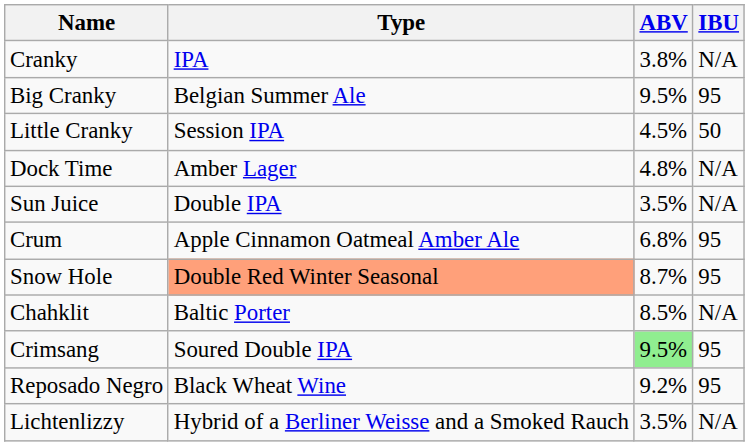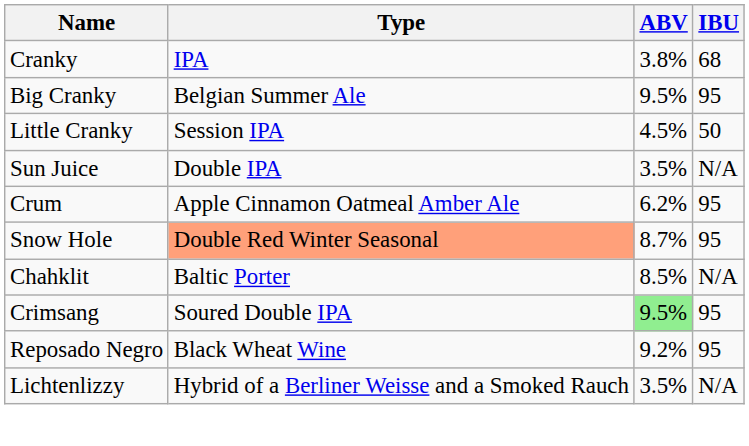(718, 58) N/A -> (710, 58) 68
- row: (61, 167)
(663, 240) 6.8% -> (663, 204) 6.2%
